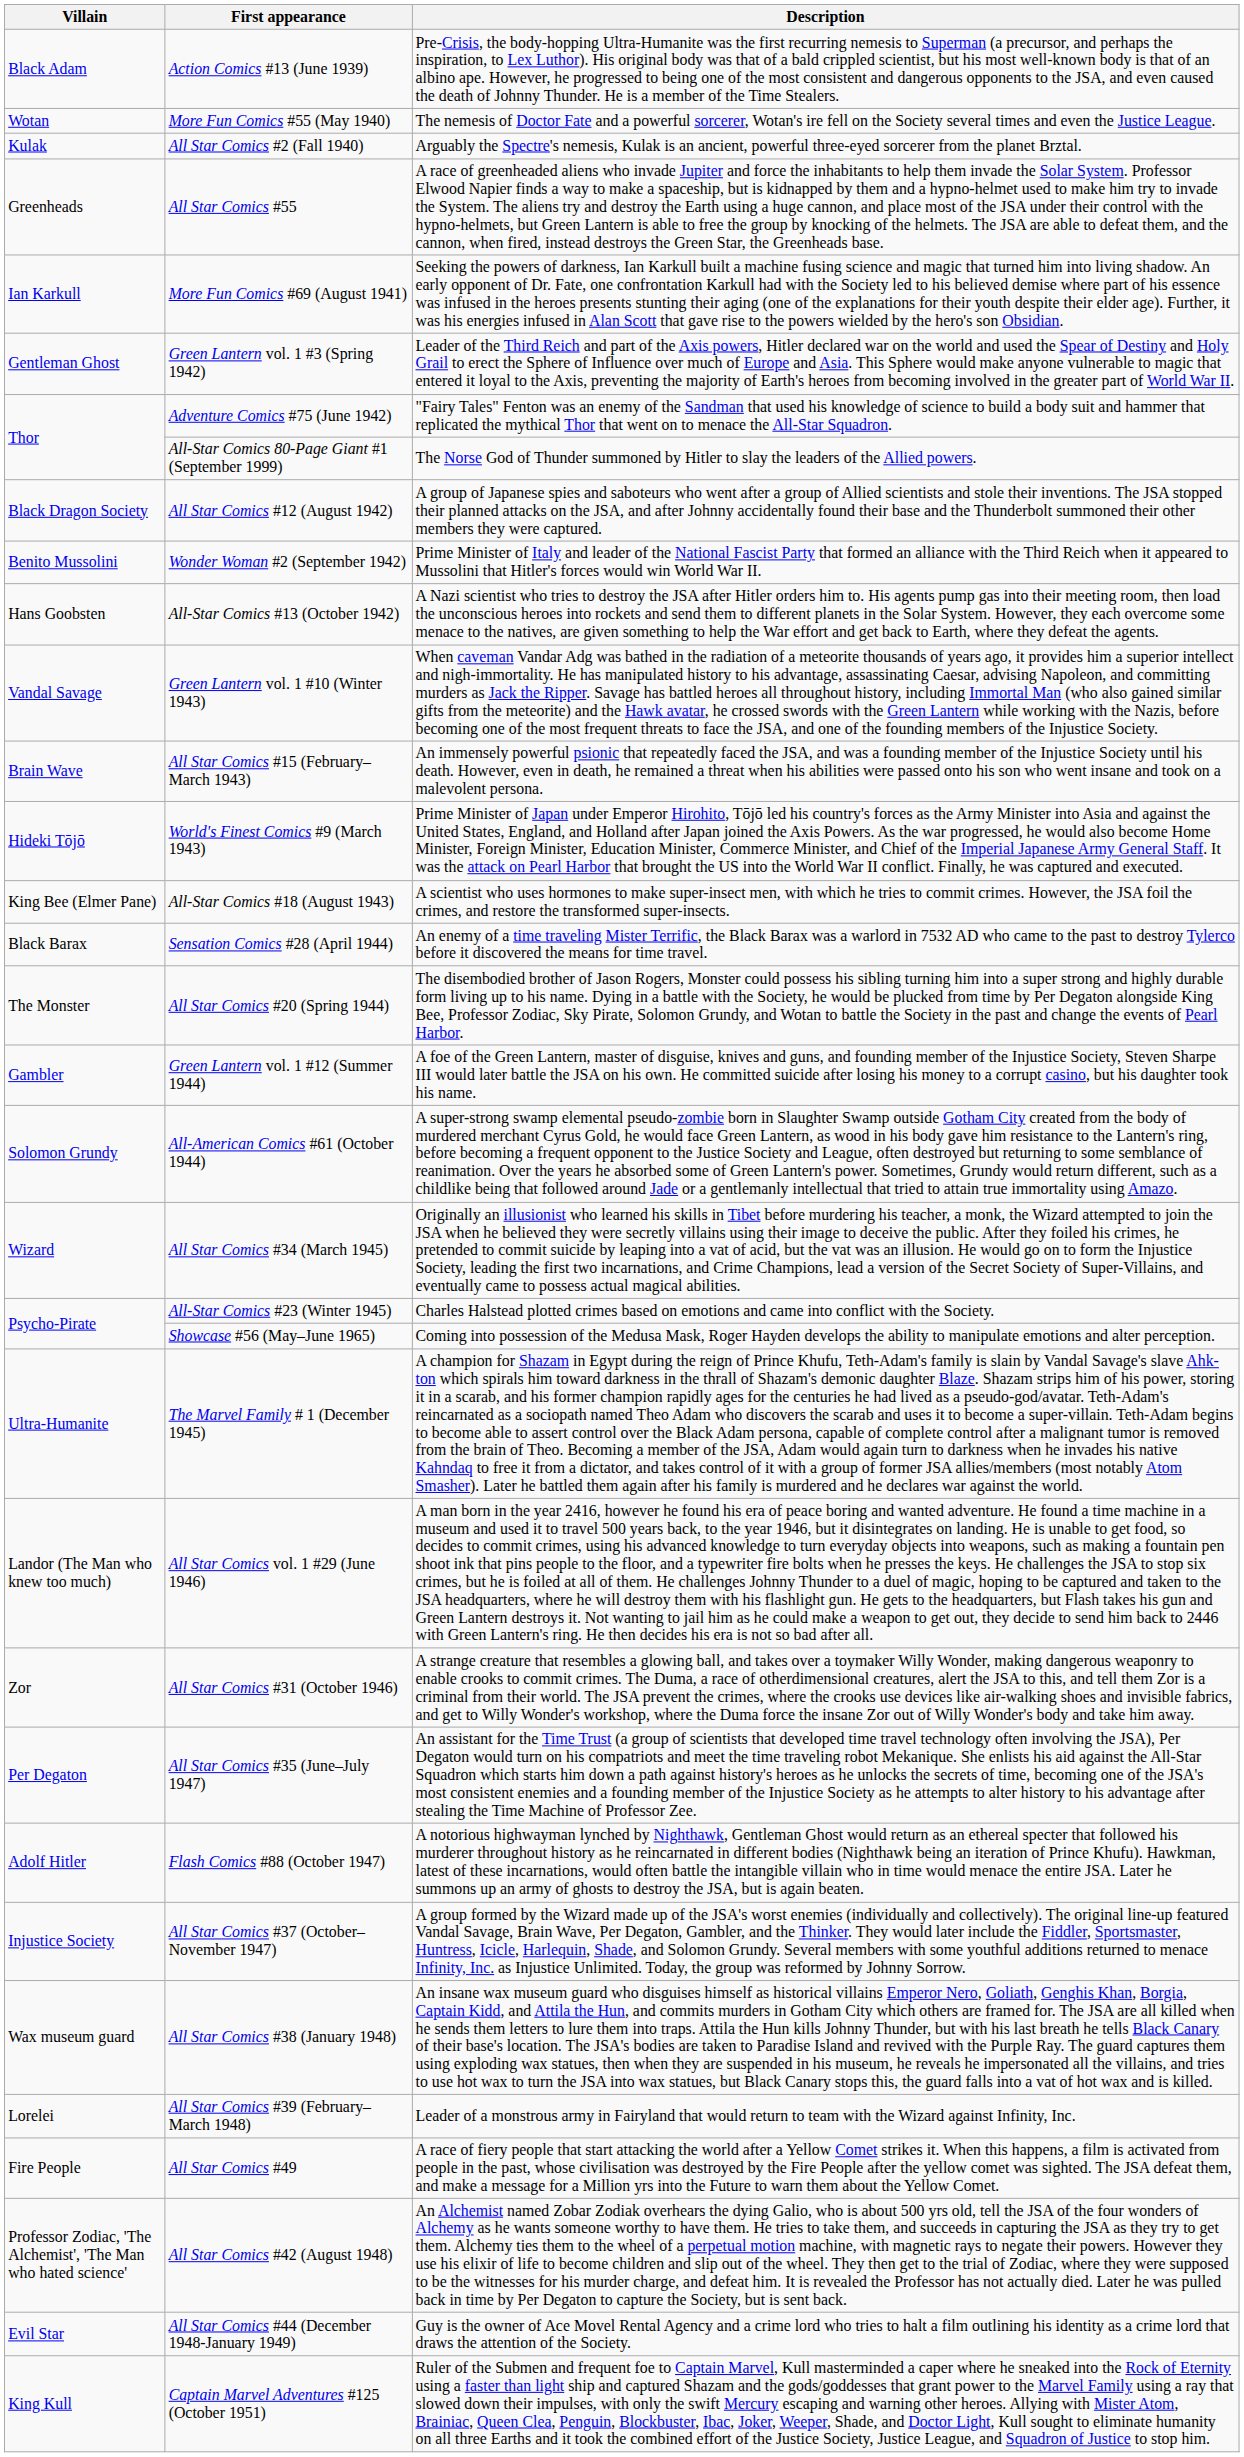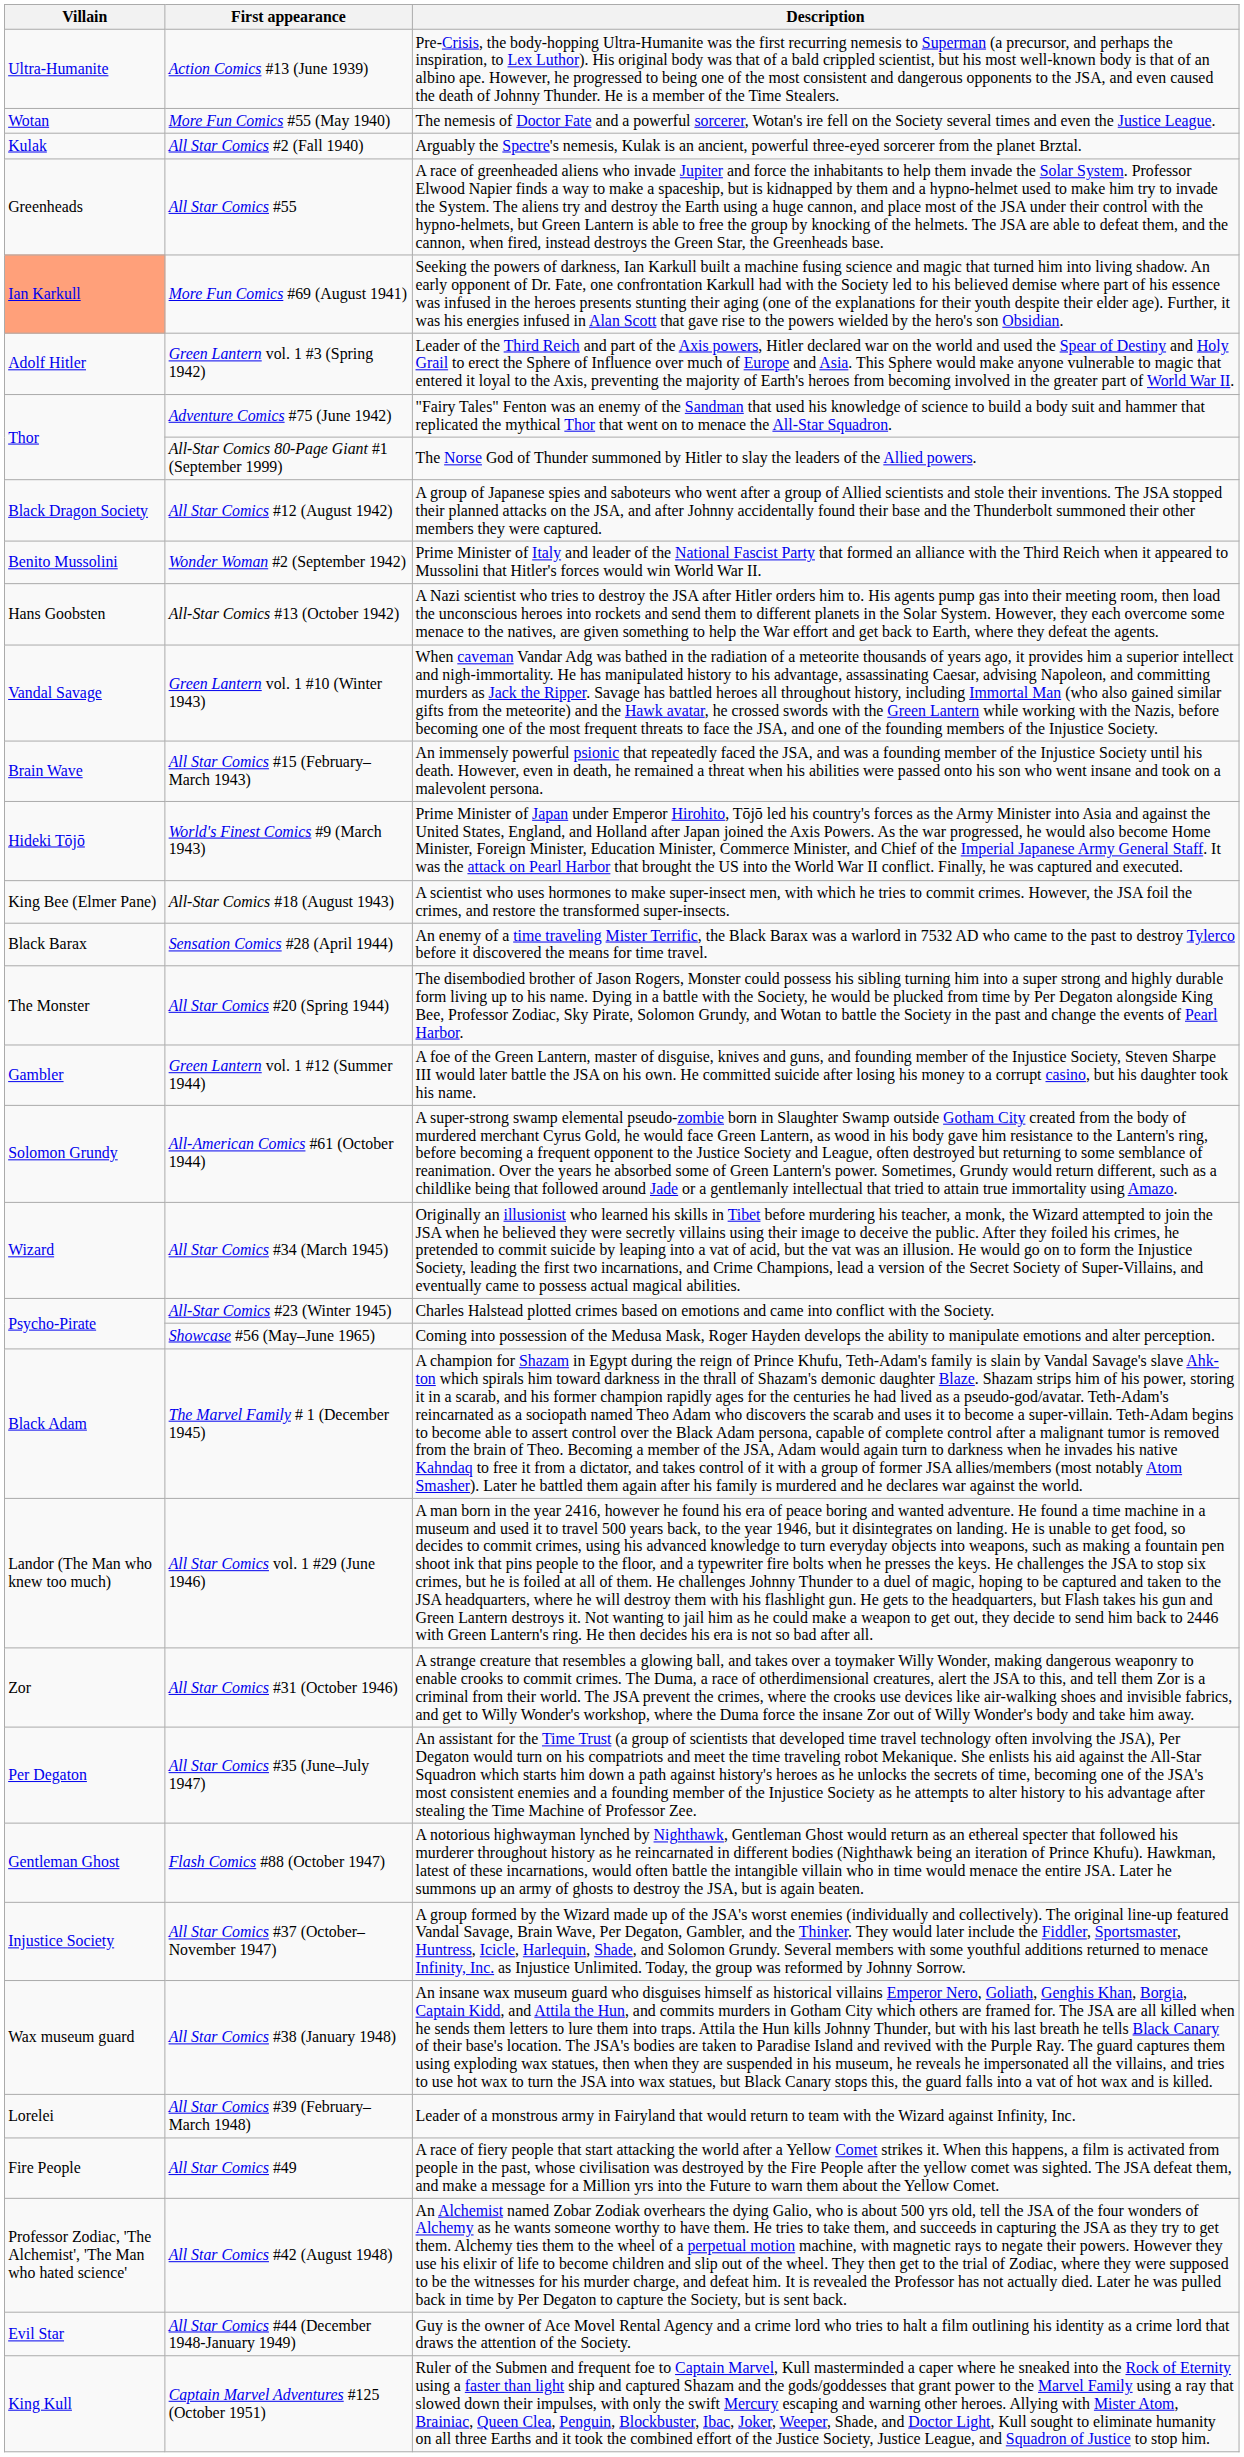(48, 68) Black Adam -> (58, 68) Ultra-Humanite
(44, 294) no background -> (44, 294) lightsalmon background
(64, 363) Gentleman Ghost -> (47, 363) Adolf Hitler
(58, 1423) Ultra-Humanite -> (48, 1423) Black Adam
(47, 1862) Adolf Hitler -> (64, 1862) Gentleman Ghost
